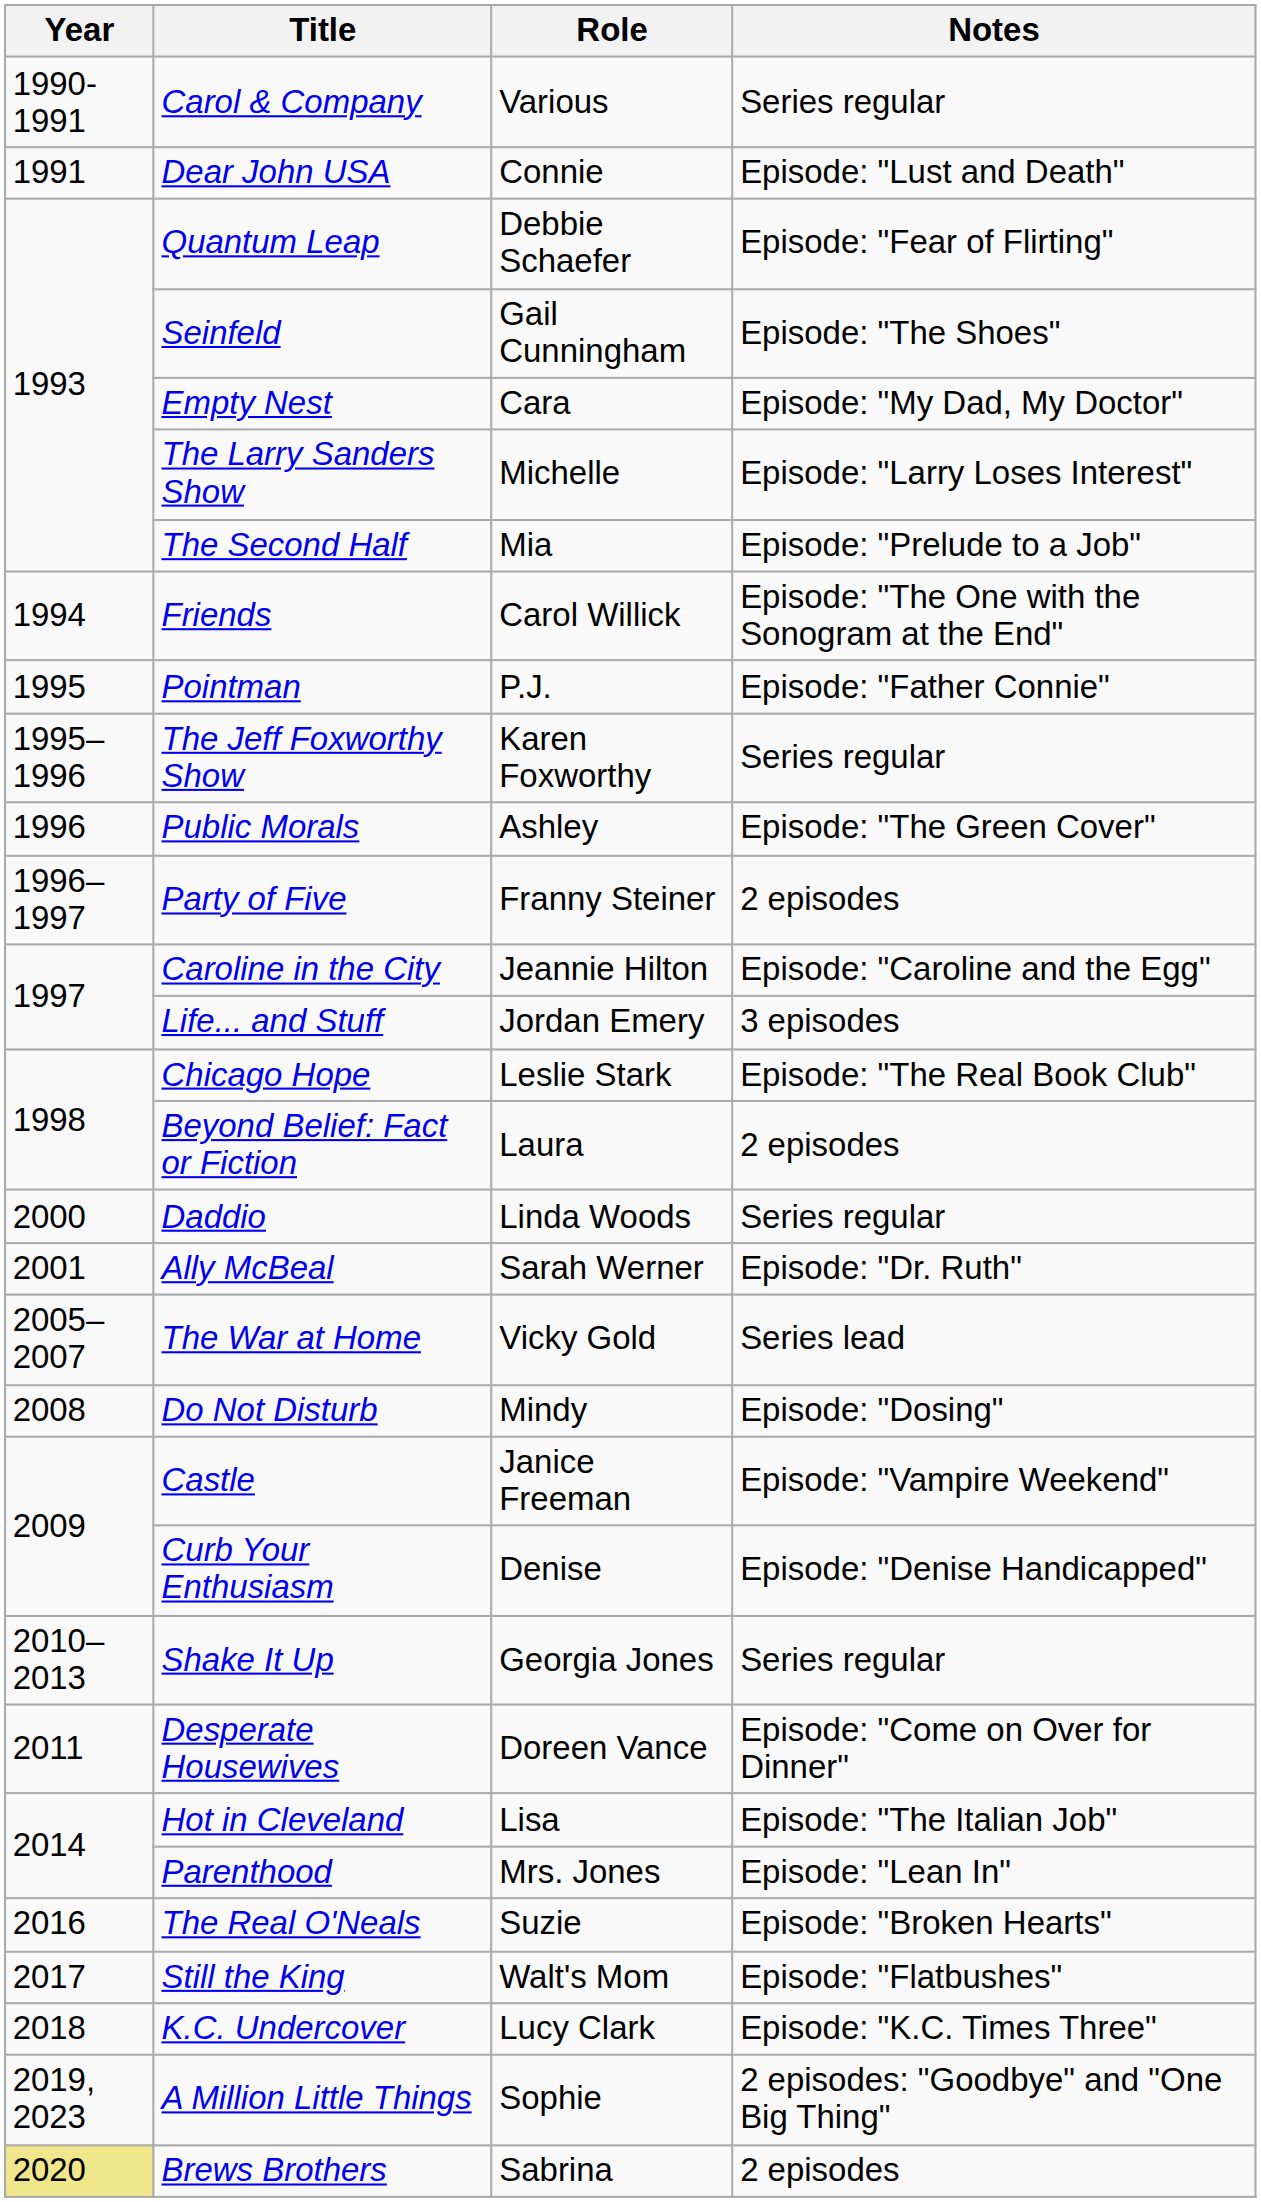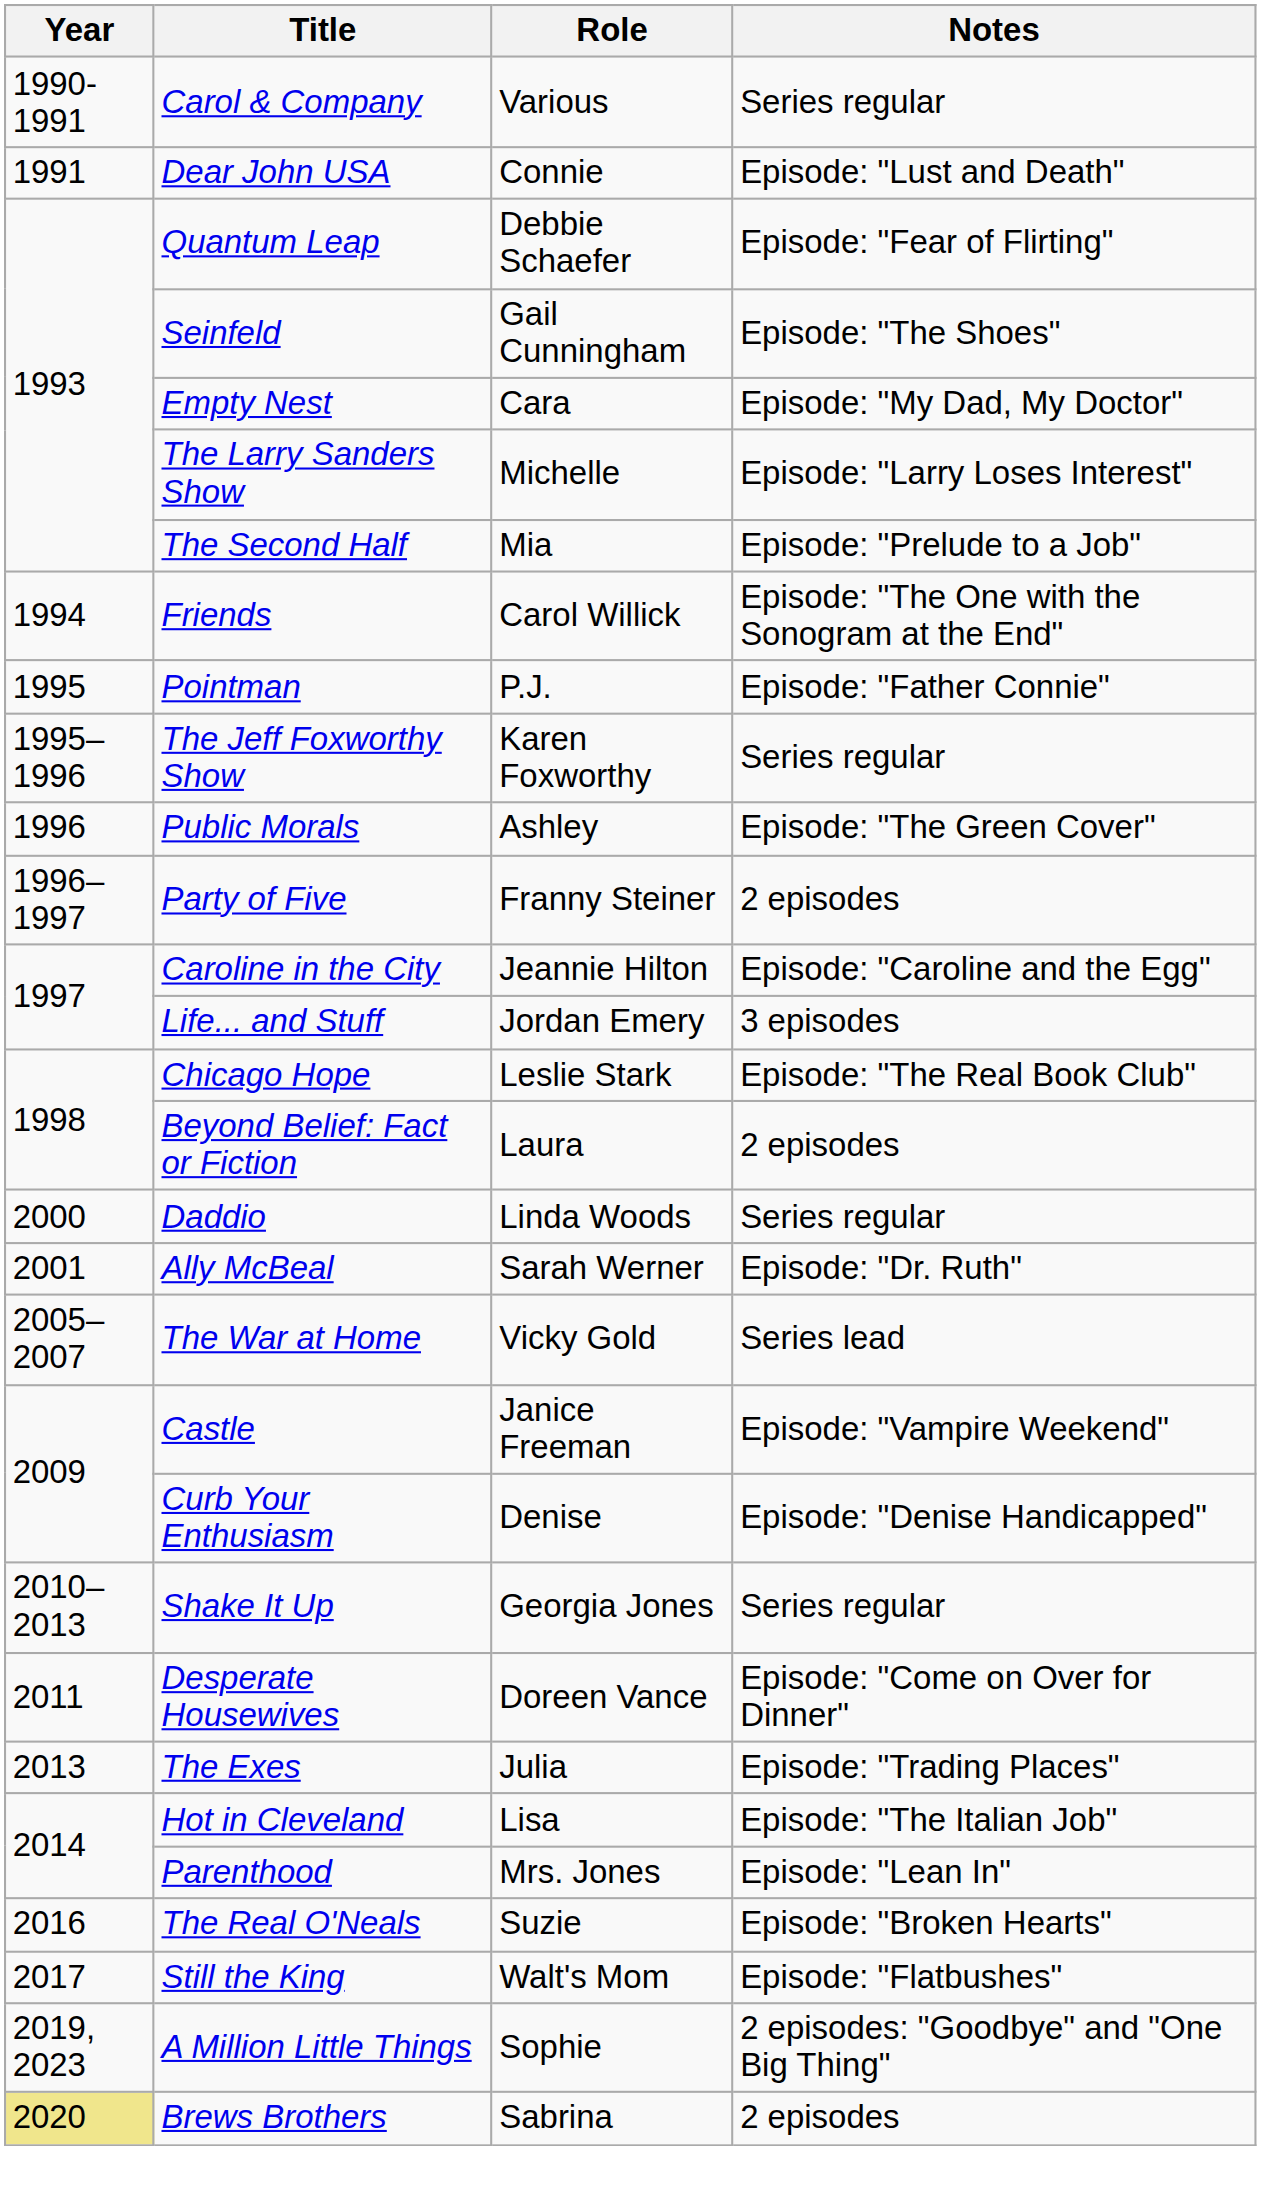- row: (270, 1409)
+ row: (231, 1767)
- row: (283, 2028)
